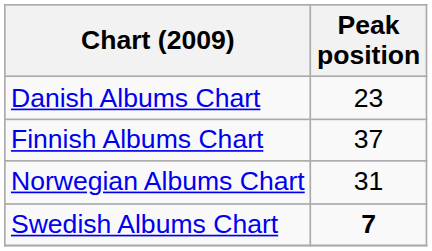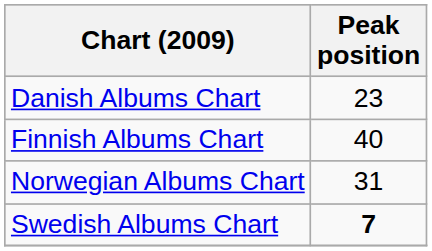(369, 139) 37 -> (369, 139) 40
